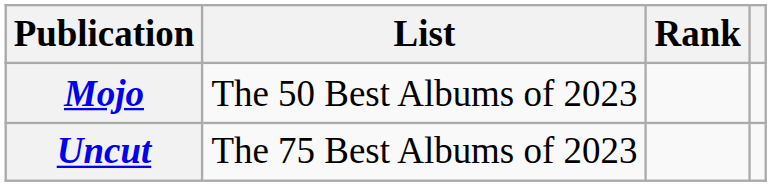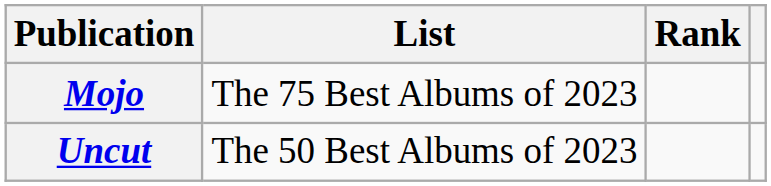(424, 92) The 50 Best Albums of 2023 -> (424, 92) The 75 Best Albums of 2023
(424, 151) The 75 Best Albums of 2023 -> (424, 151) The 50 Best Albums of 2023
